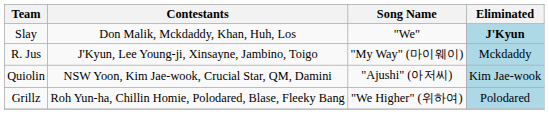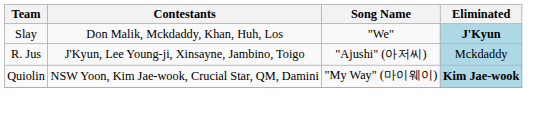(407, 54) "My Way" (마이웨이) -> (381, 54) "Ajushi" (아저씨)
(407, 75) "Ajushi" (아저씨) -> (381, 75) "My Way" (마이웨이)
(505, 76) normal -> (481, 76) bold
- row: (26, 98)
